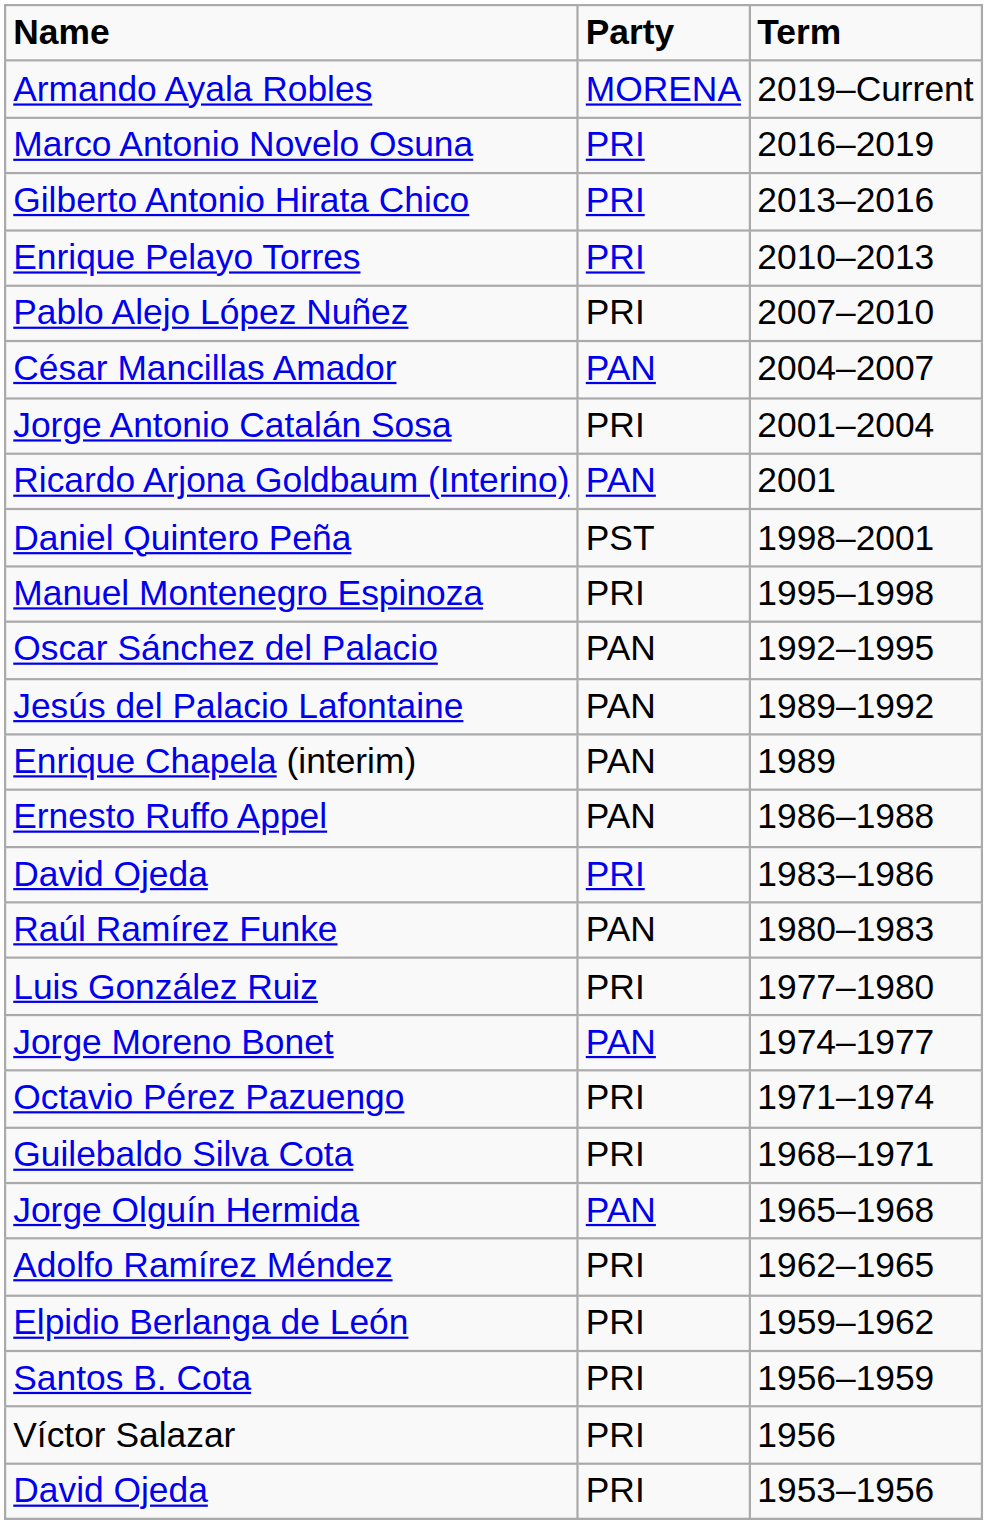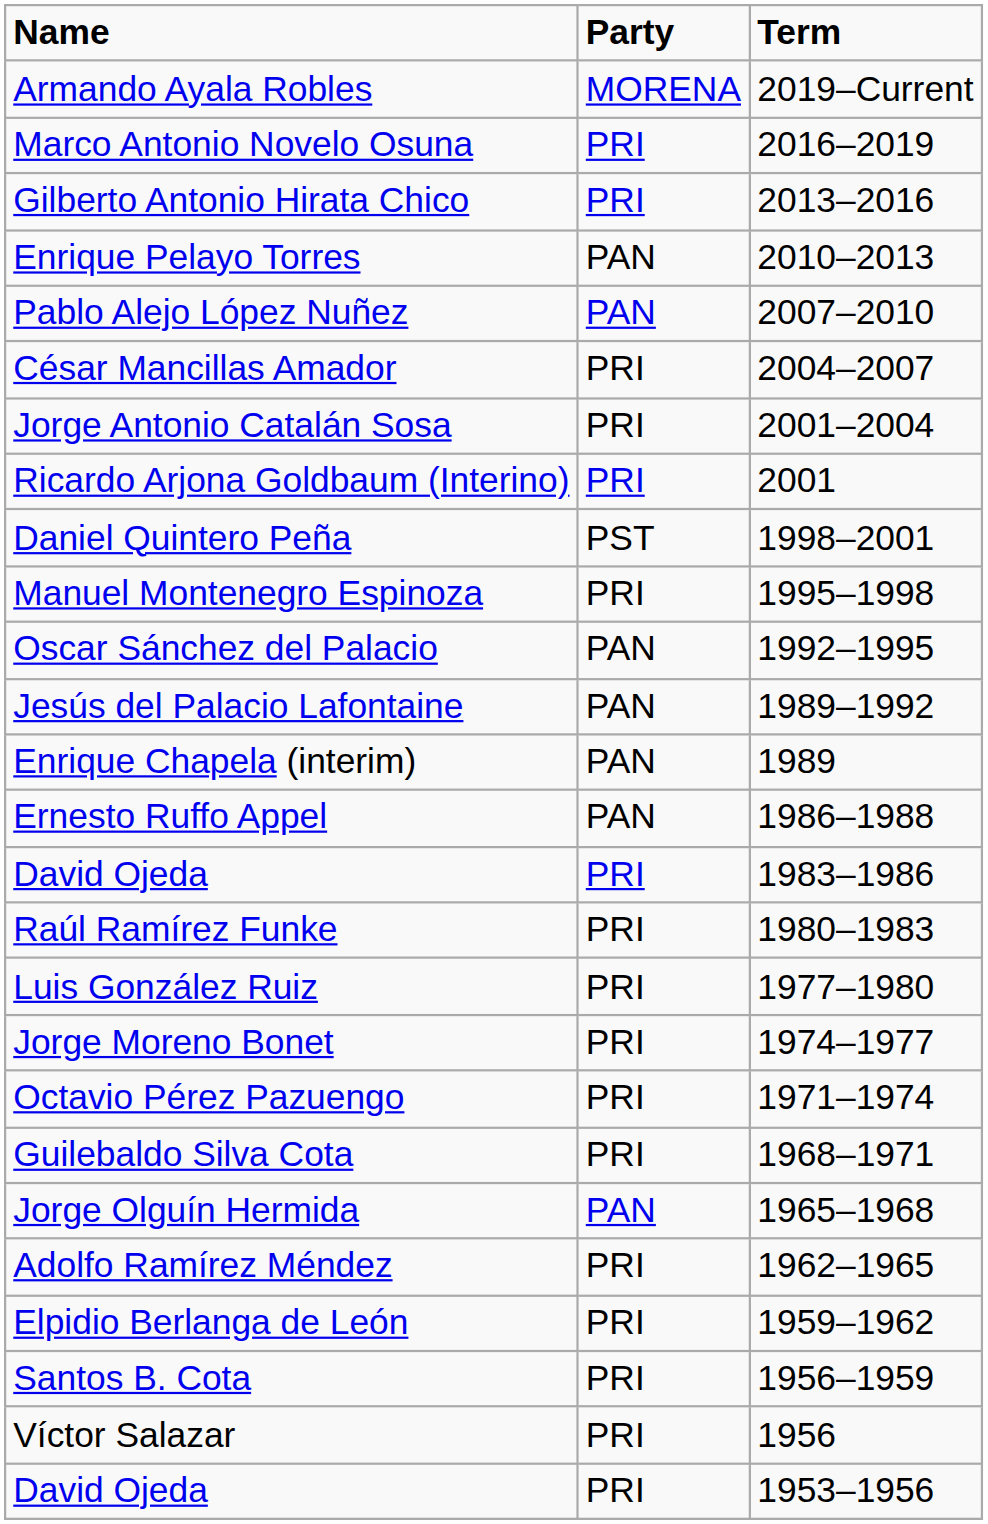(615, 256) PRI -> (621, 256) PAN
(615, 312) PRI -> (621, 312) PAN
(621, 369) PAN -> (615, 369) PRI
(621, 481) PAN -> (615, 481) PRI
(621, 929) PAN -> (615, 929) PRI
(621, 1041) PAN -> (615, 1041) PRI
